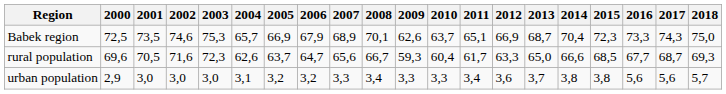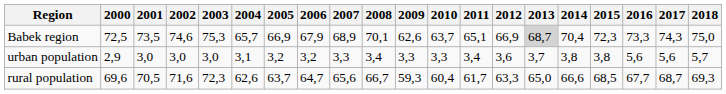(540, 36) no background -> (540, 36) lightgrey background
rows swapped: (53, 78) <-> (50, 57)
